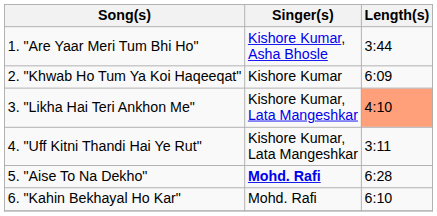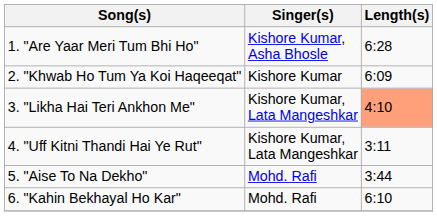(378, 46) 3:44 -> (378, 46) 6:28
(284, 176) bold -> (282, 176) normal
(378, 176) 6:28 -> (378, 176) 3:44
